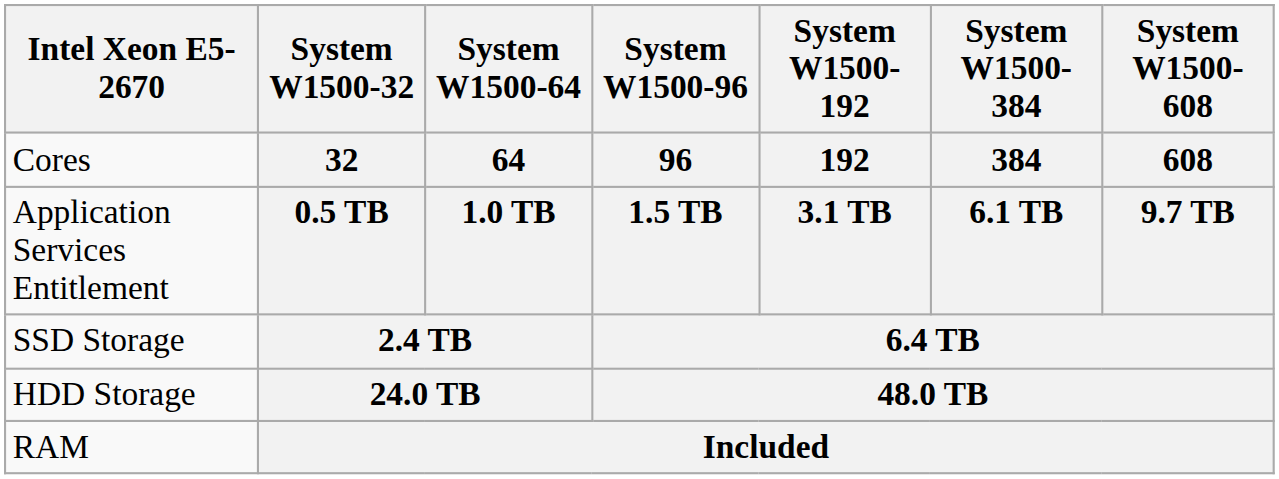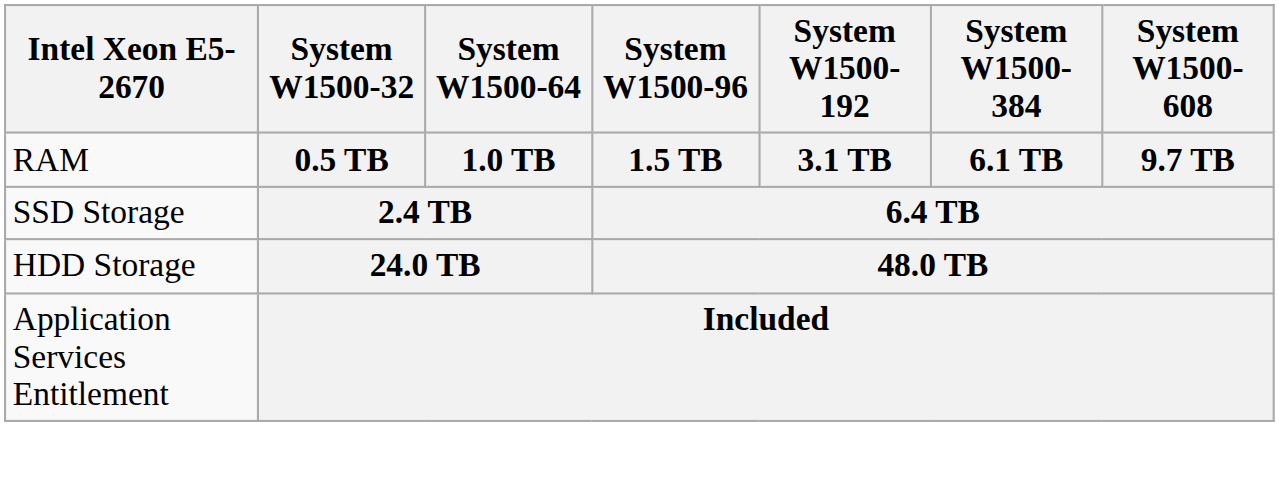- row: (342, 159)
(92, 249) Application Services Entitlement -> (51, 159) RAM
(51, 446) RAM -> (92, 356) Application Services Entitlement
